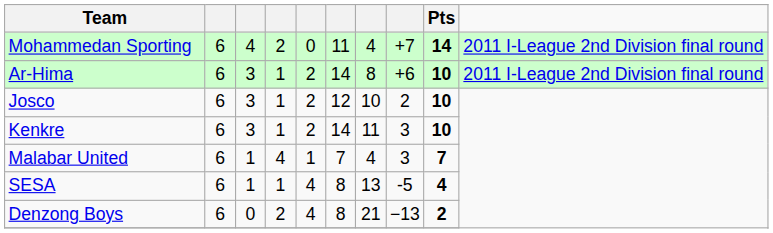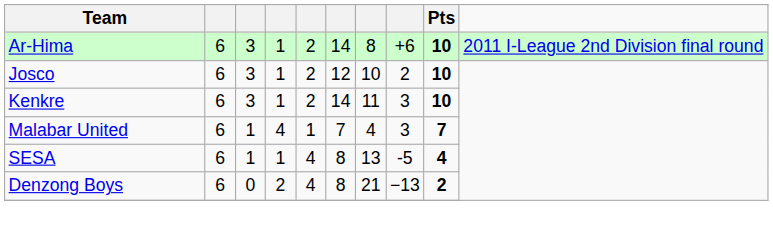- row: (100, 46)
